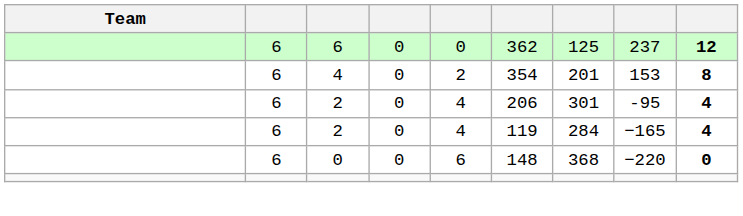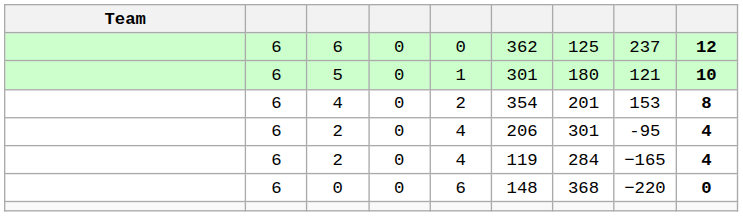+ row: (276, 75)
